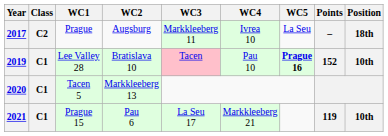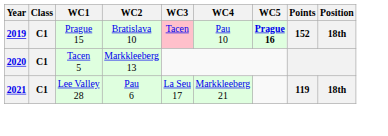- row: (16, 34)
(79, 62) Lee Valley 28 -> (79, 34) Prague 15
(364, 62) 10th -> (337, 34) 18th
(79, 118) Prague 15 -> (79, 90) Lee Valley 28
(364, 118) 10th -> (337, 90) 18th
